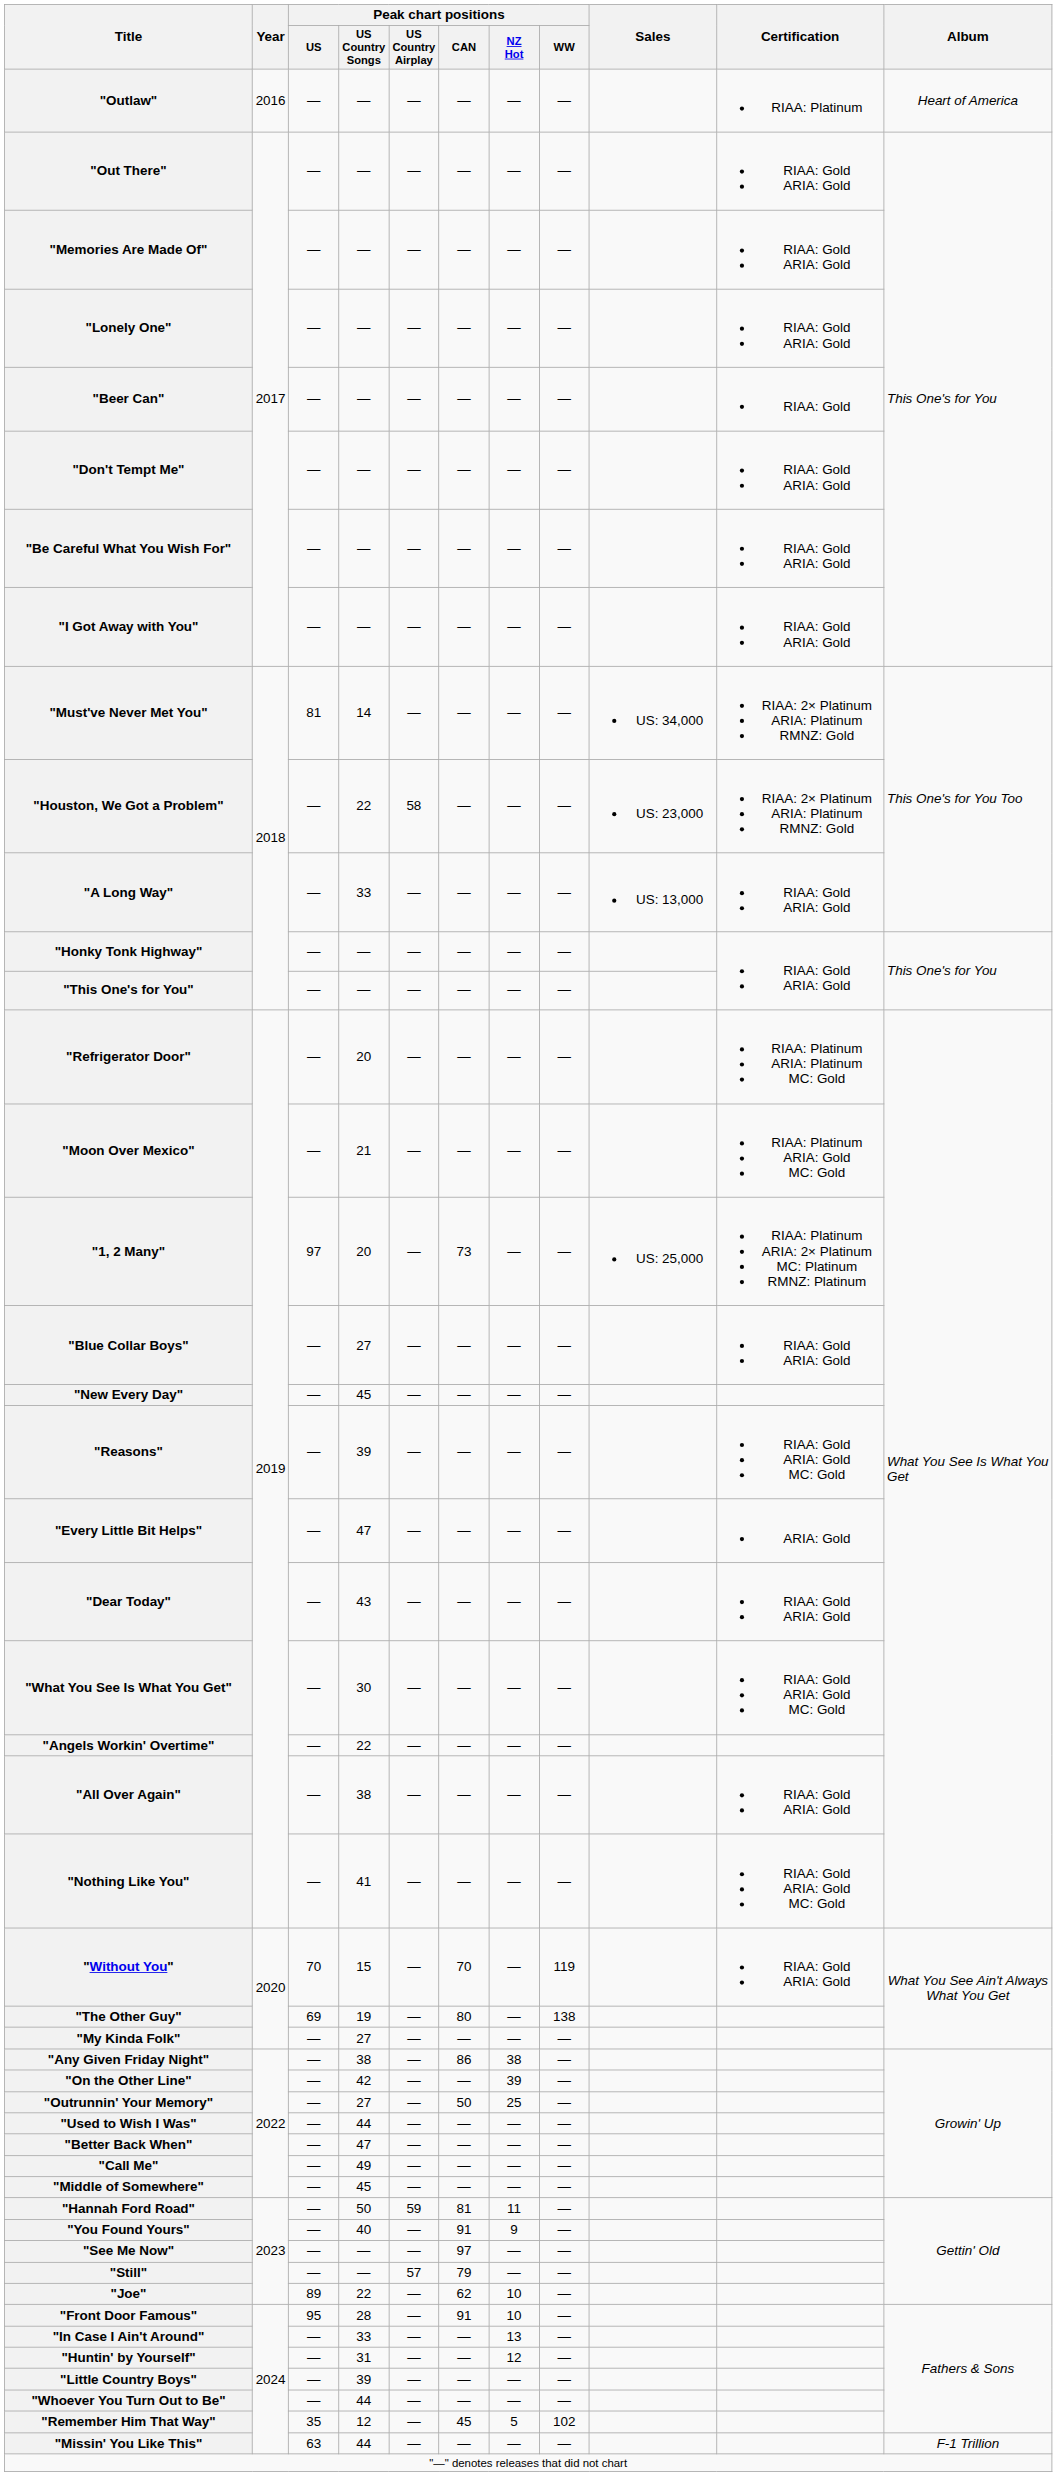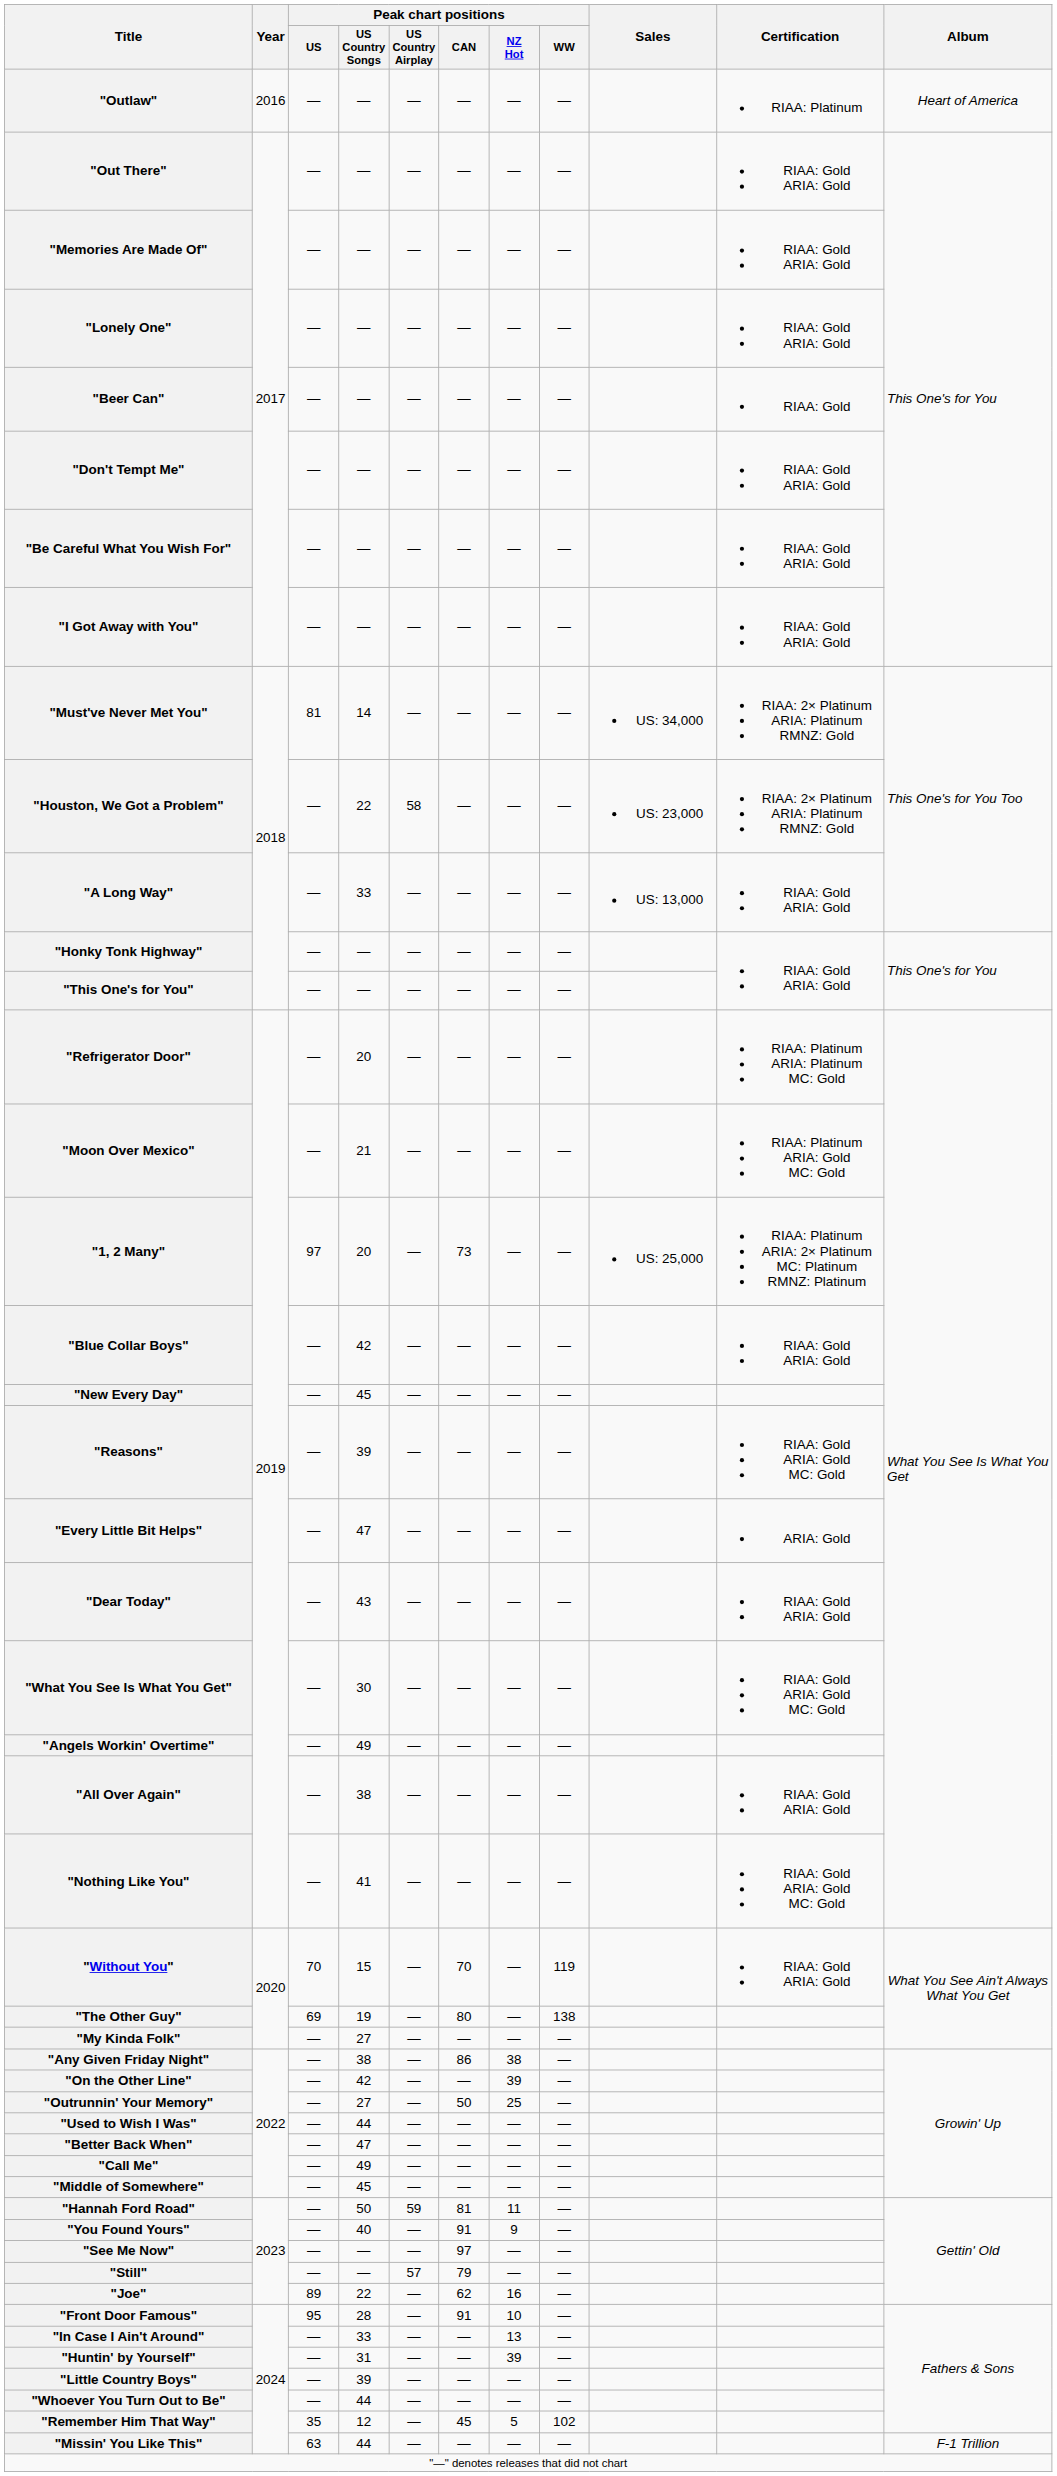(364, 1345) 27 -> (364, 1345) 42
(364, 1745) 22 -> (364, 1745) 49
(514, 2294) 10 -> (514, 2294) 16
(514, 2357) 12 -> (514, 2357) 39
